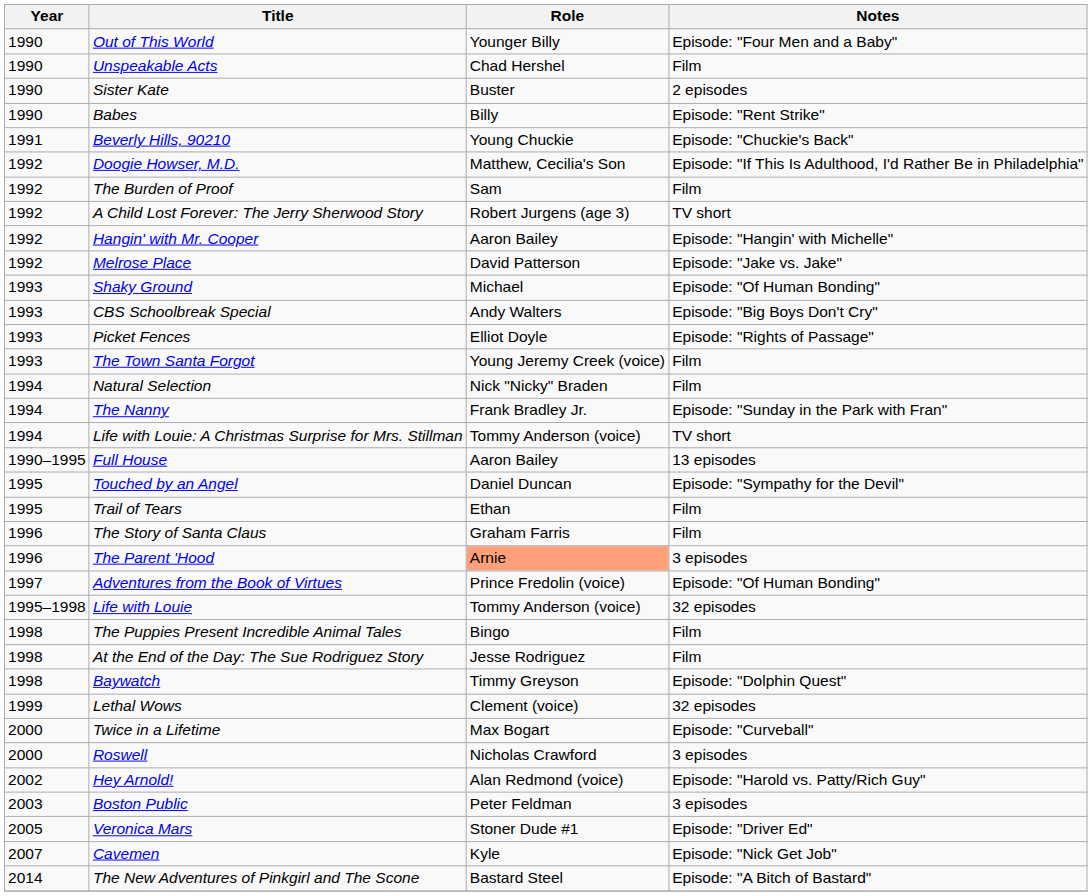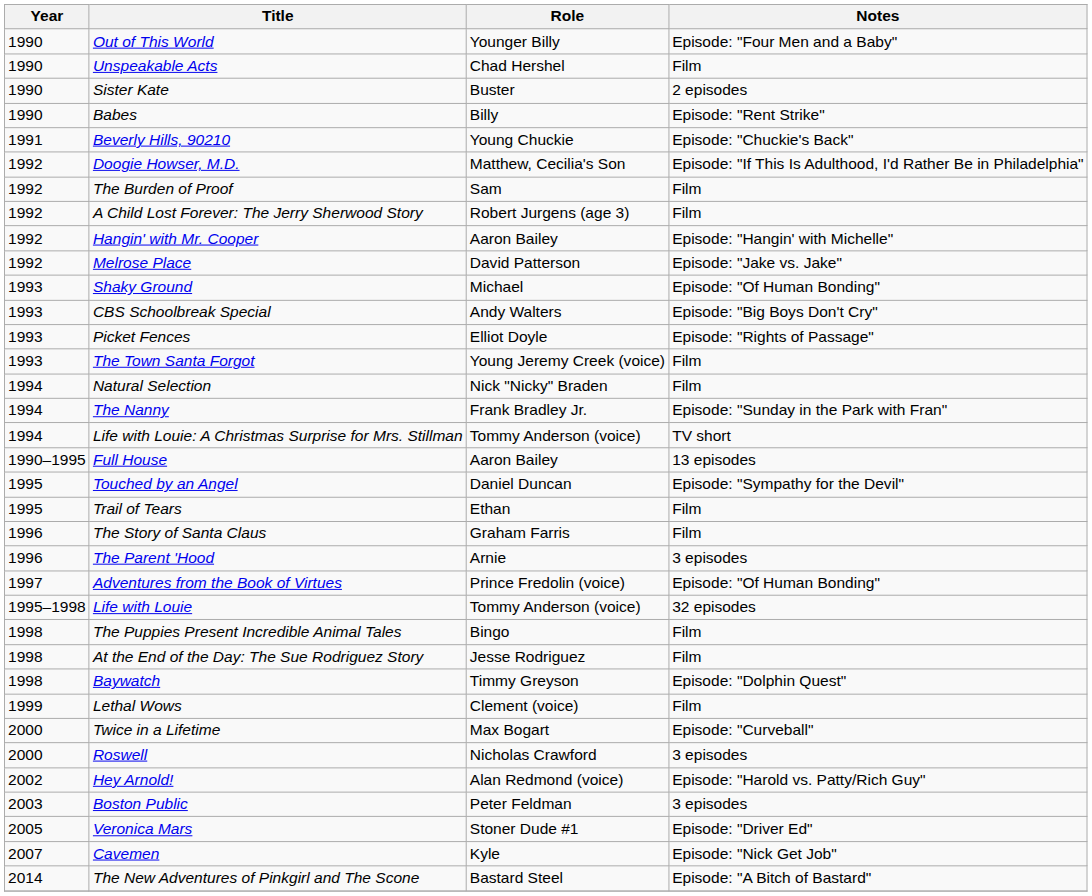(702, 213) TV short -> (687, 213) Film
(488, 558) lightsalmon background -> (488, 558) no background
(714, 705) 32 episodes -> (687, 705) Film
